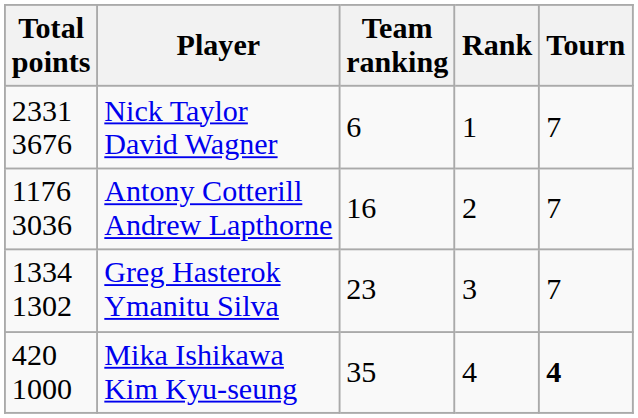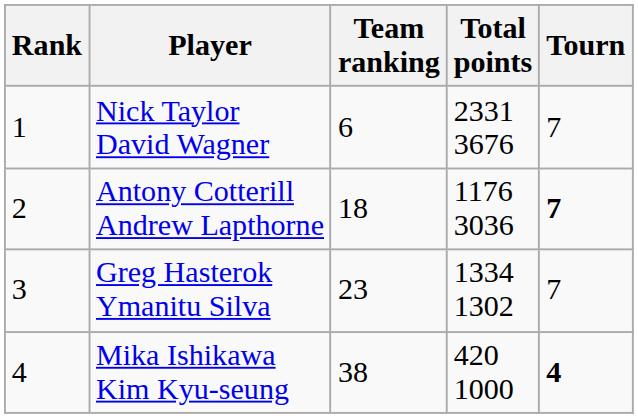columns swapped: (497, 45) <-> (51, 45)
(361, 208) 16 -> (353, 208) 18
(554, 208) normal -> (554, 208) bold
(361, 371) 35 -> (353, 371) 38
